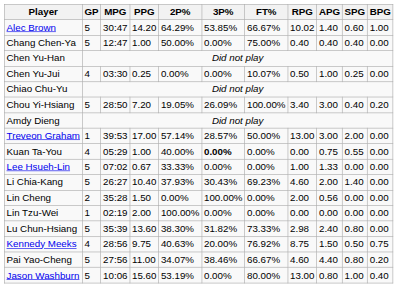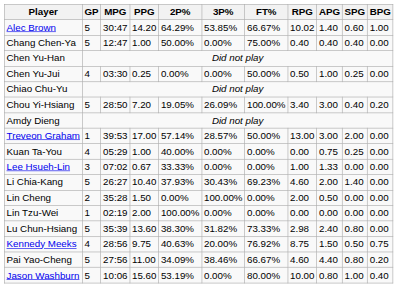(264, 74) 10.07% -> (264, 74) 50.00%
(218, 151) bold -> (218, 151) normal
(354, 151) 0.55 -> (354, 151) 0.25
(87, 167) 5 -> (87, 167) 3
(328, 197) 0.56 -> (328, 197) 0.50
(177, 259) 34.07% -> (177, 259) 34.09%
(302, 275) 13.00 -> (302, 275) 10.00
